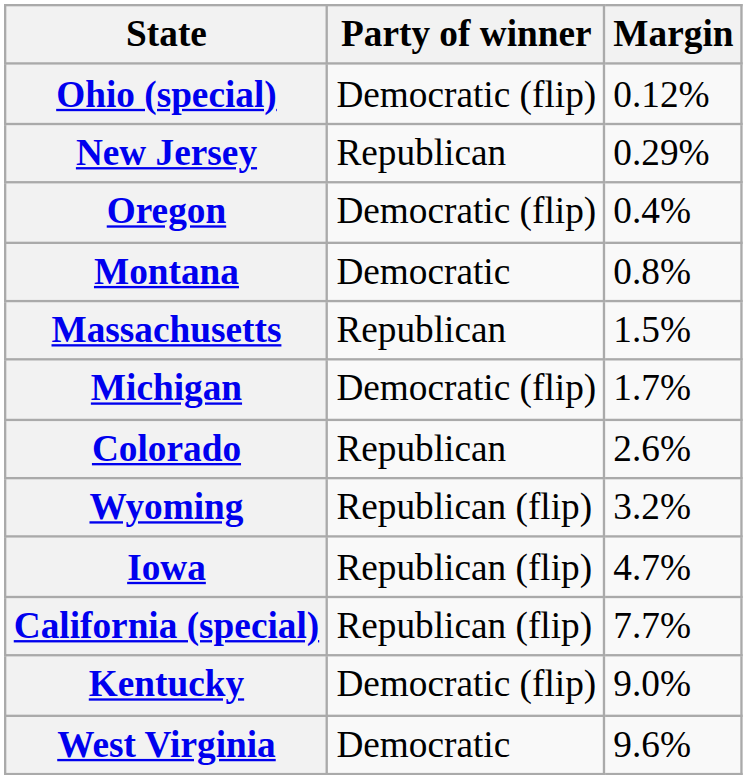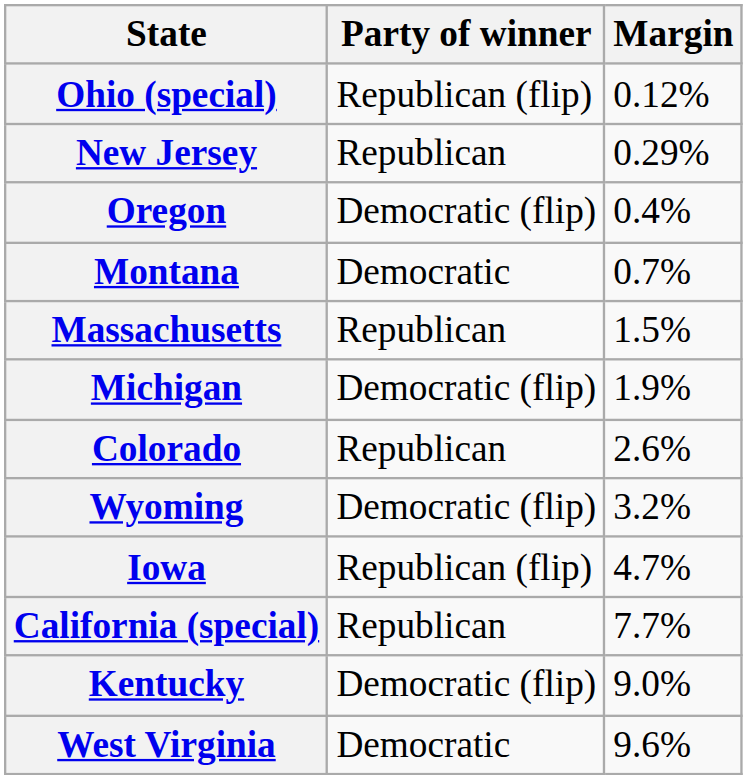(466, 93) Democratic (flip) -> (464, 93) Republican (flip)
(652, 270) 0.8% -> (652, 270) 0.7%
(652, 388) 1.7% -> (652, 388) 1.9%
(464, 507) Republican (flip) -> (466, 507) Democratic (flip)
(464, 625) Republican (flip) -> (421, 625) Republican
